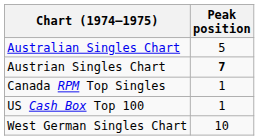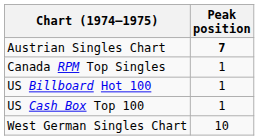- row: (94, 47)
+ row: (79, 86)
